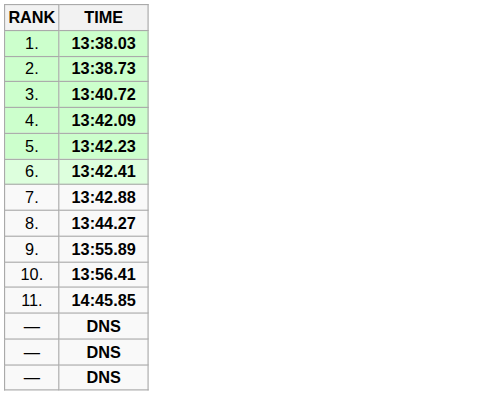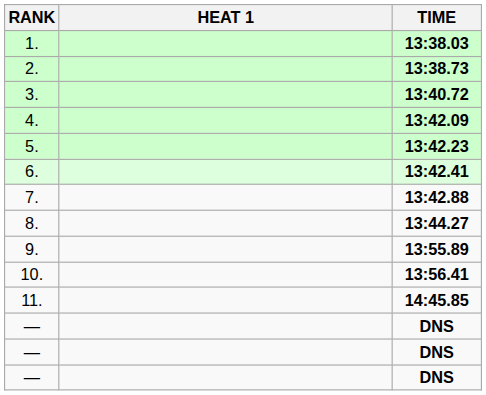+ column: (226, 18)
